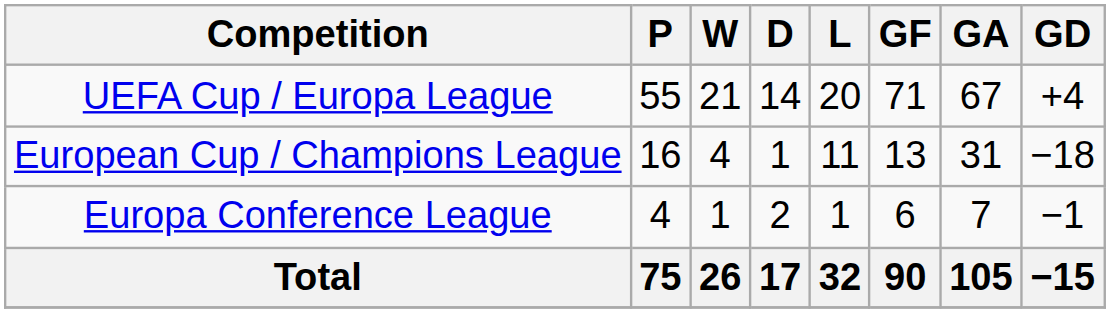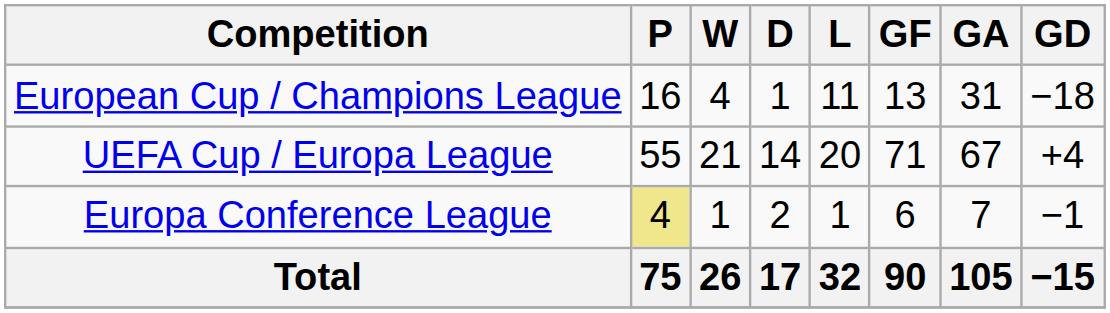rows swapped: (318, 155) <-> (318, 95)
(660, 215) no background -> (660, 215) khaki background
